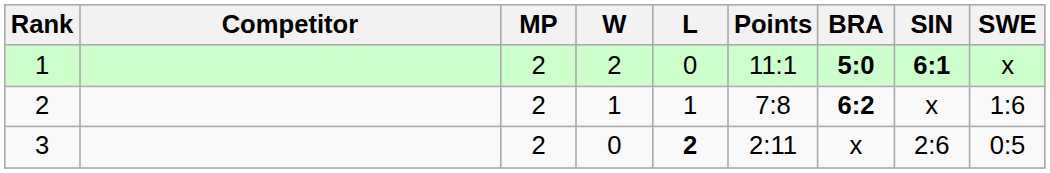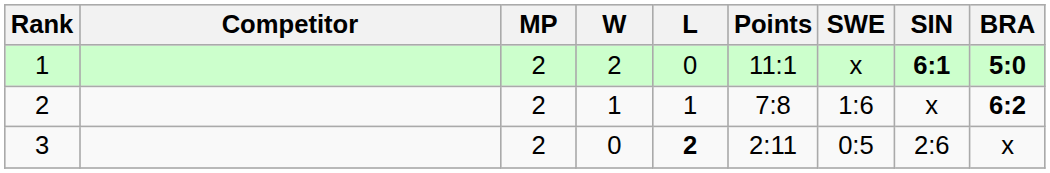columns swapped: (1008, 24) <-> (856, 24)
